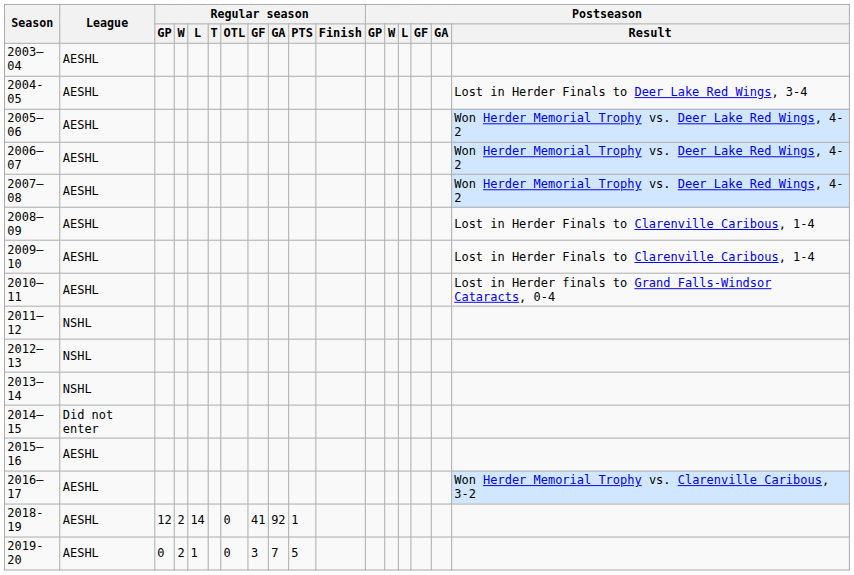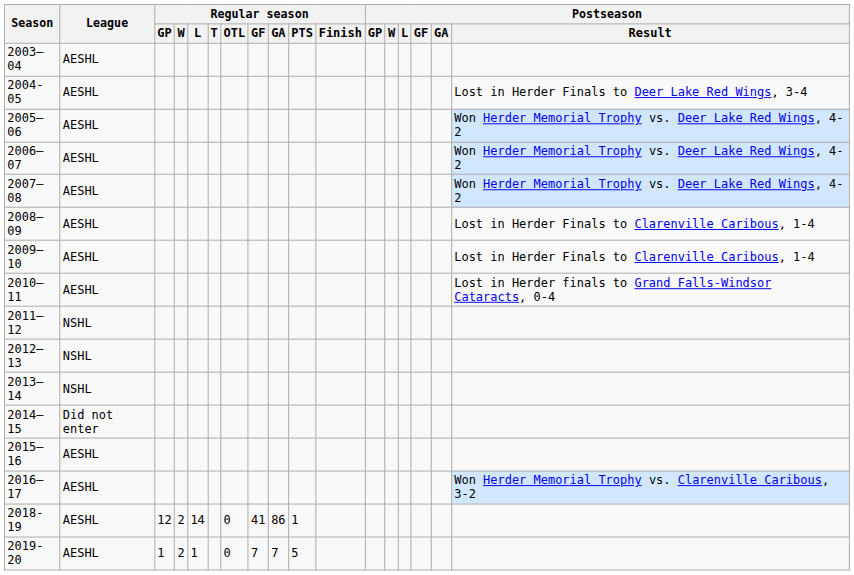(278, 521) 92 -> (278, 521) 86
(161, 554) 0 -> (161, 554) 1
(255, 554) 3 -> (255, 554) 7
